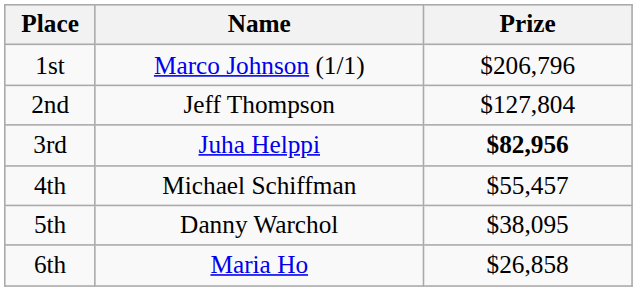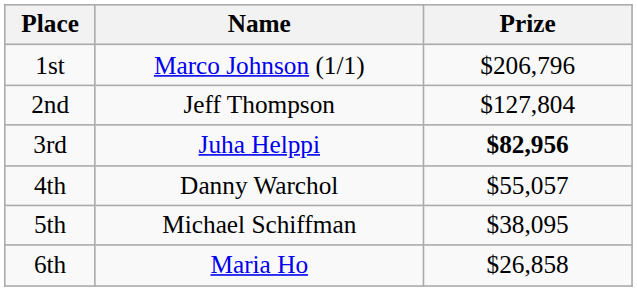(259, 184) Michael Schiffman -> (259, 184) Danny Warchol
(528, 184) $55,457 -> (528, 184) $55,057
(259, 225) Danny Warchol -> (259, 225) Michael Schiffman
